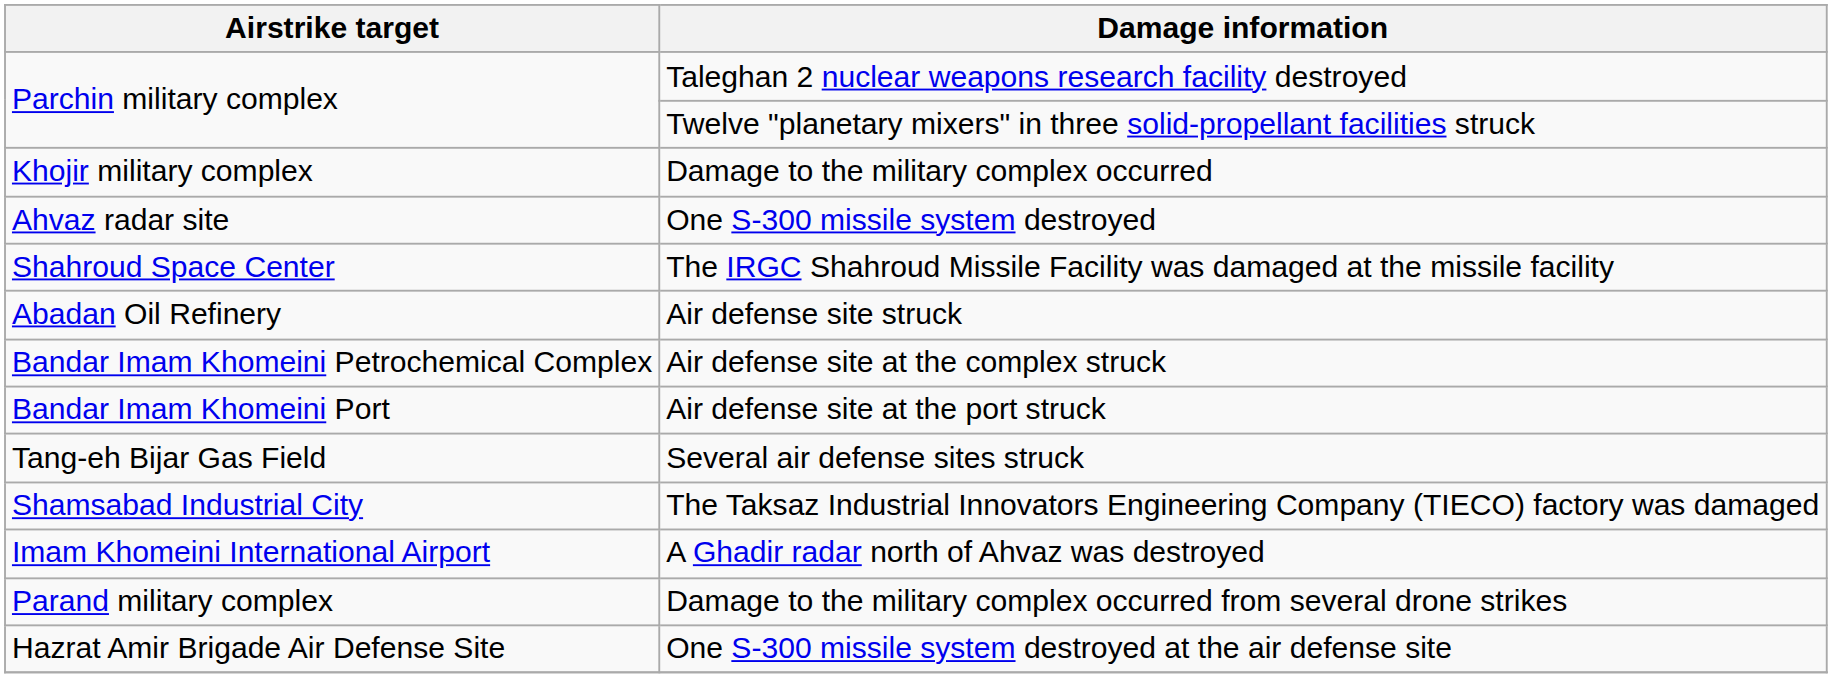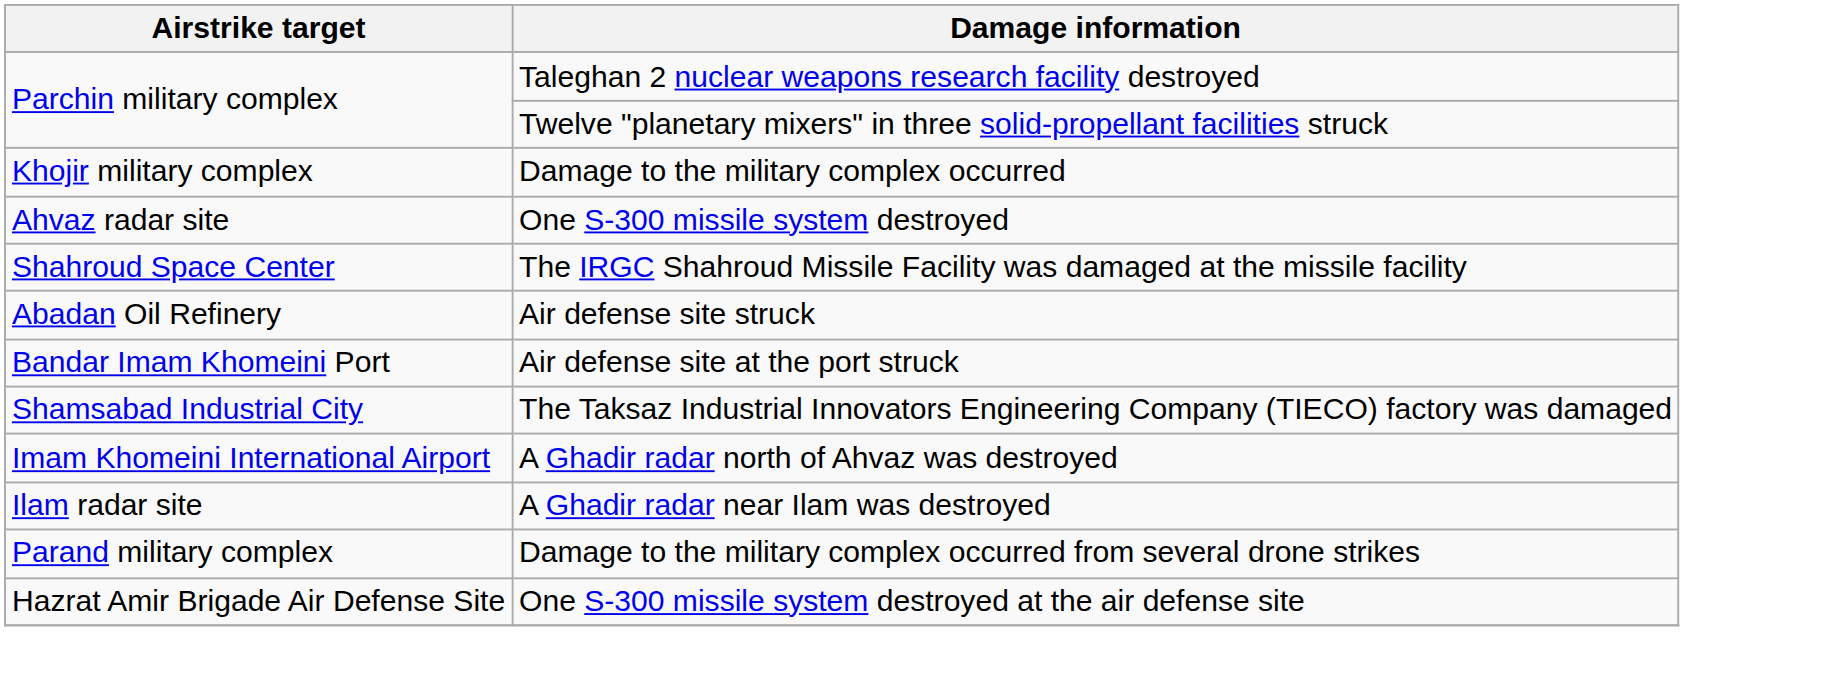- row: (916, 362)
- row: (875, 457)
+ row: (785, 505)
